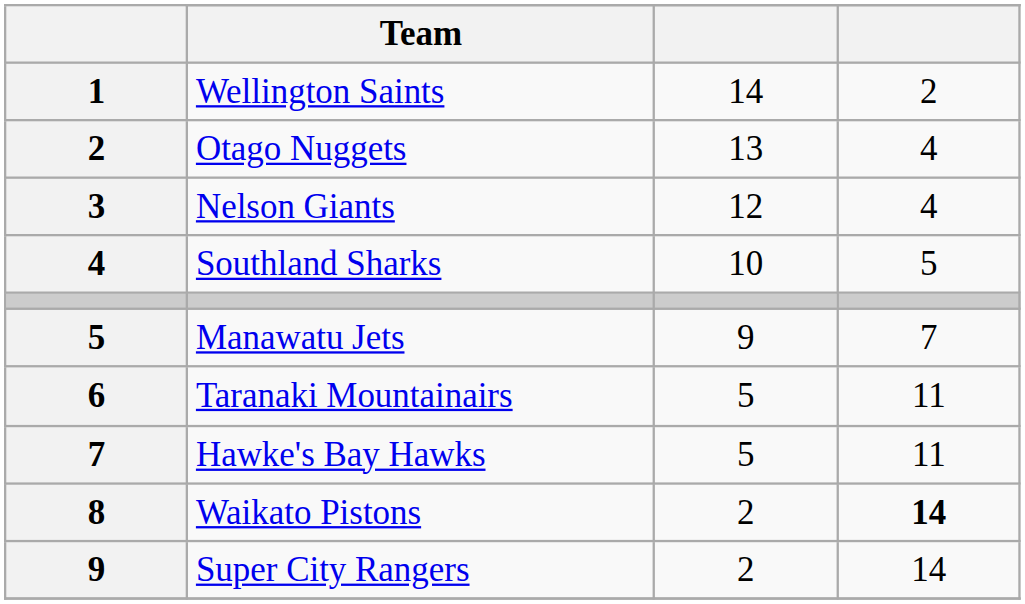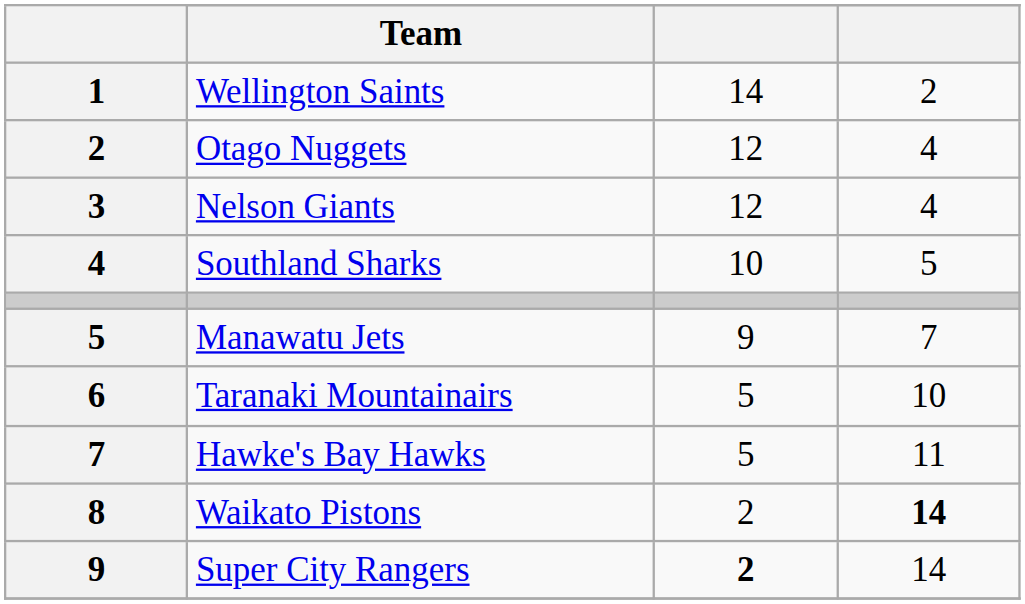(746, 148) 13 -> (746, 148) 12
(929, 395) 11 -> (929, 395) 10
(746, 568) normal -> (746, 568) bold
